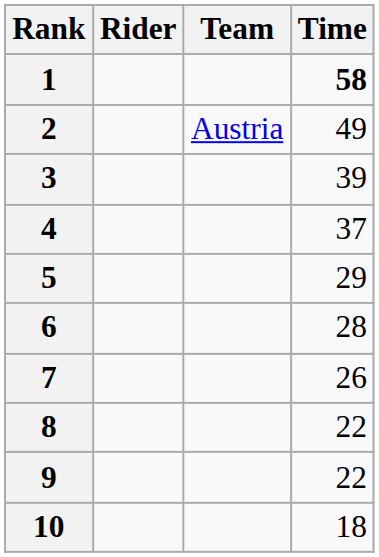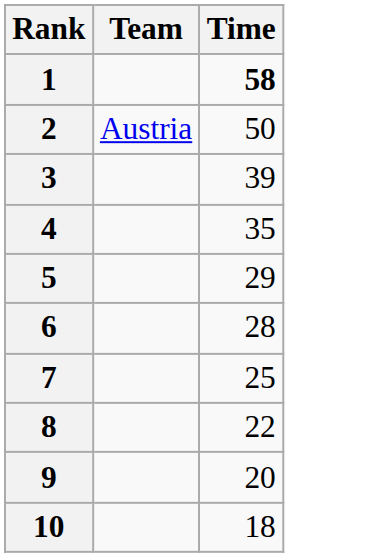- column: (138, 29)
(351, 128) 49 -> (260, 128) 50
(351, 228) 37 -> (260, 228) 35
(351, 377) 26 -> (260, 377) 25
(351, 476) 22 -> (260, 476) 20
